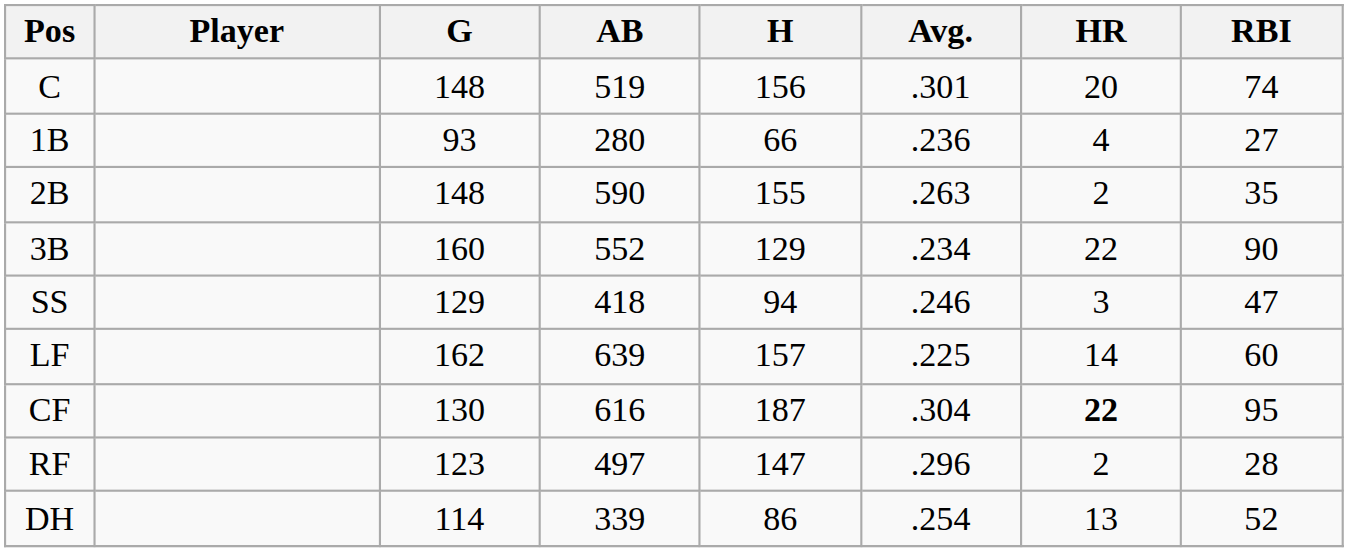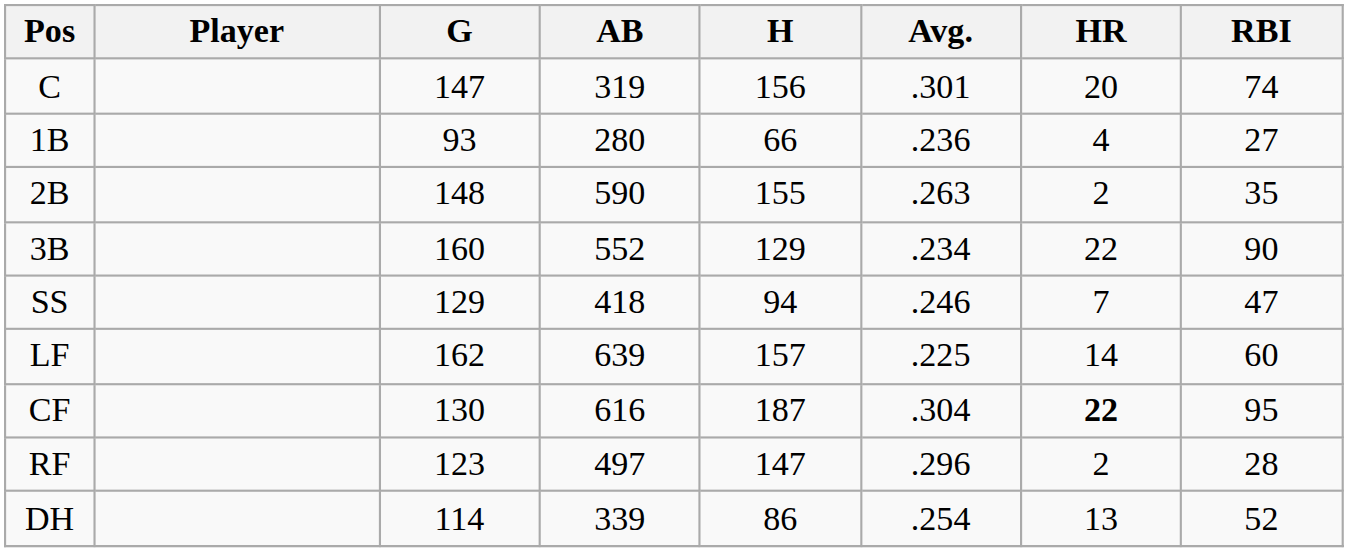(459, 85) 148 -> (459, 85) 147
(620, 85) 519 -> (620, 85) 319
(1101, 301) 3 -> (1101, 301) 7
